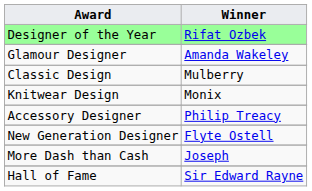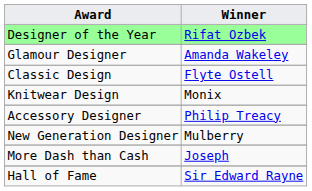(214, 75) Mulberry -> (229, 75) Flyte Ostell
(229, 135) Flyte Ostell -> (214, 135) Mulberry
